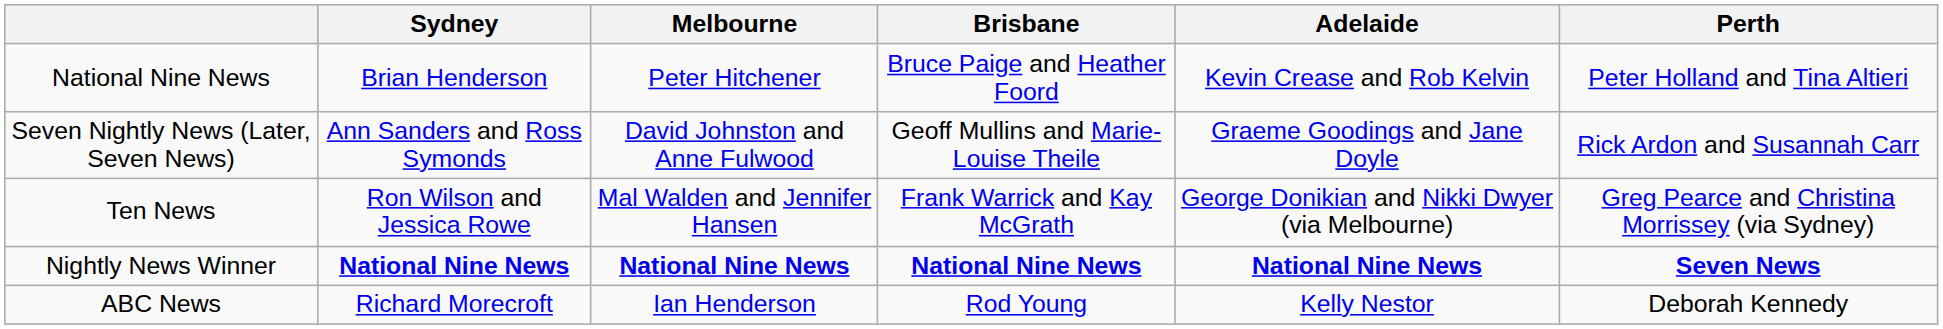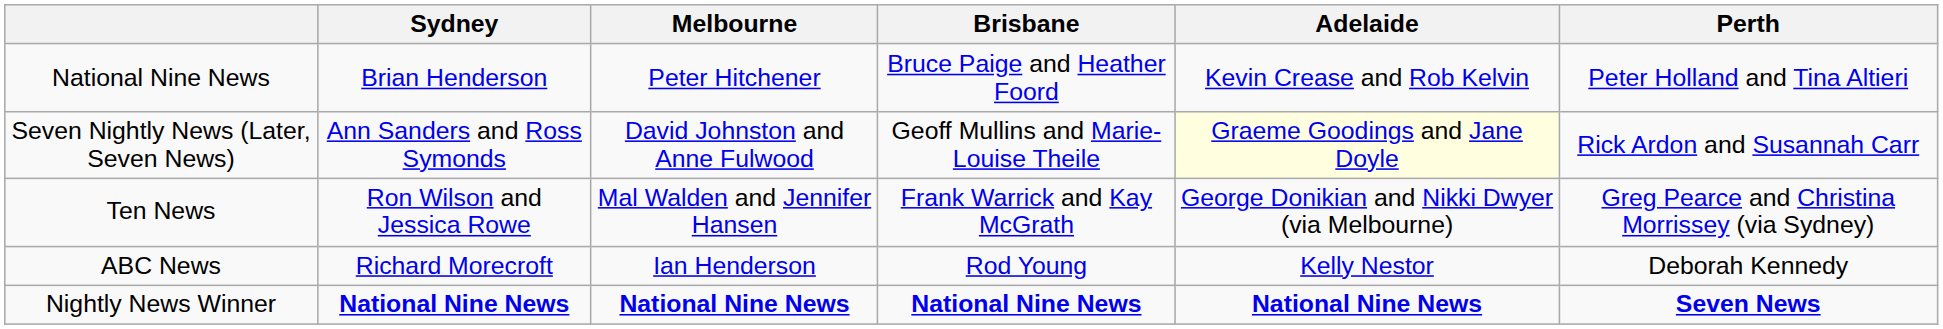(1367, 144) no background -> (1367, 144) lightyellow background
rows swapped: (161, 304) <-> (161, 265)
